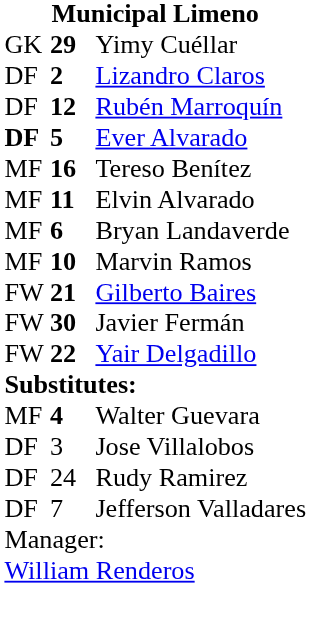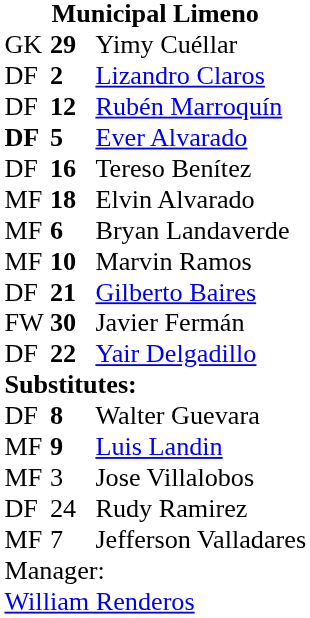(23, 167) MF -> (21, 167) DF
(62, 198) 11 -> (63, 198) 18
(24, 291) FW -> (21, 291) DF
(24, 353) FW -> (21, 353) DF
(23, 414) MF -> (21, 414) DF
(56, 414) 4 -> (56, 414) 8
+ row: (159, 445)
(21, 445) DF -> (23, 476) MF
(21, 507) DF -> (23, 538) MF
